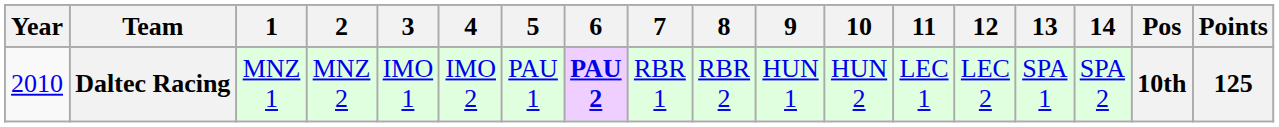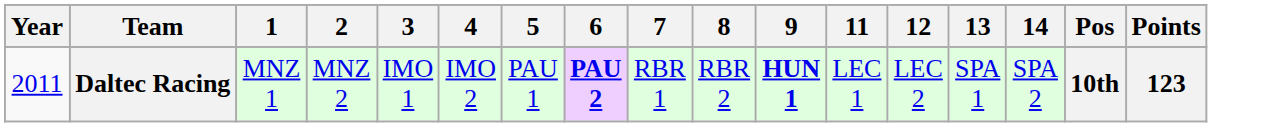- column: (859, 25)
(37, 83) 2010 -> (37, 83) 2011
(791, 83) normal -> (791, 83) bold
(1233, 83) 125 -> (1166, 83) 123
